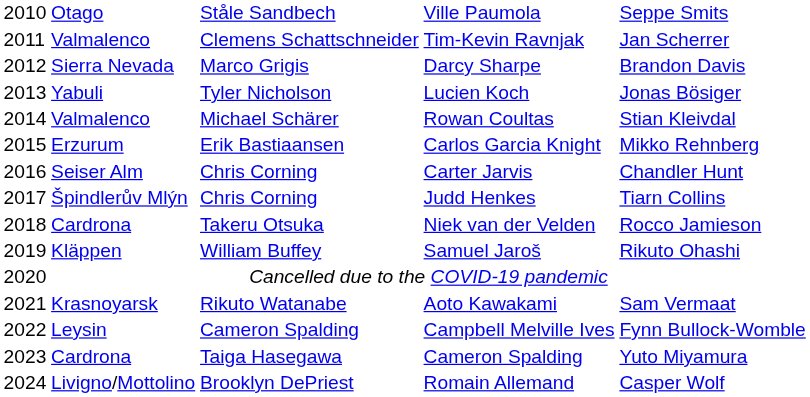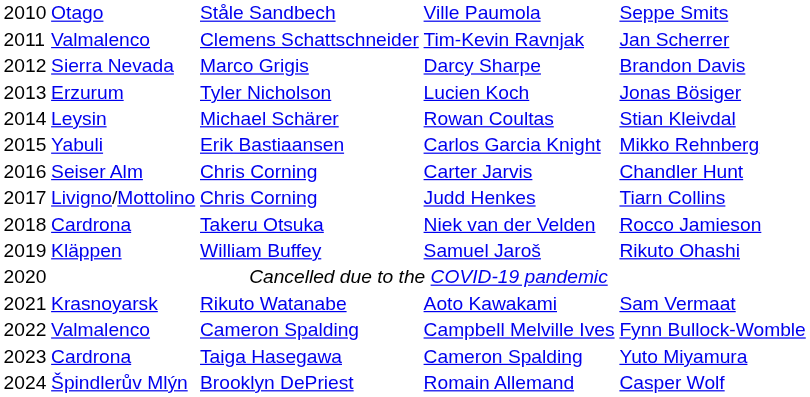(77, 92) Yabuli -> (87, 92) Erzurum
(101, 118) Valmalenco -> (79, 118) Leysin
(87, 145) Erzurum -> (77, 145) Yabuli
(119, 198) Špindlerův Mlýn -> (123, 198) Livigno/Mottolino
(79, 330) Leysin -> (101, 330) Valmalenco
(123, 382) Livigno/Mottolino -> (119, 382) Špindlerův Mlýn
